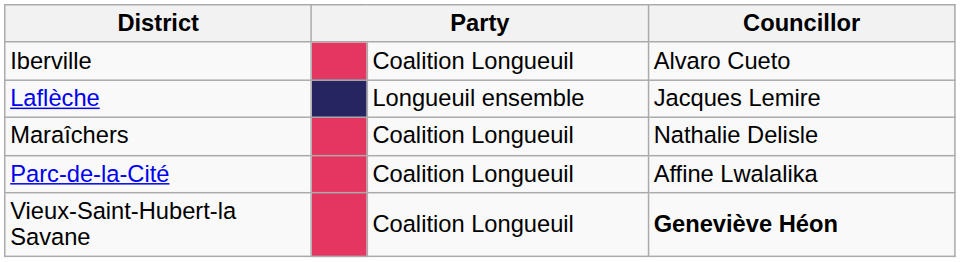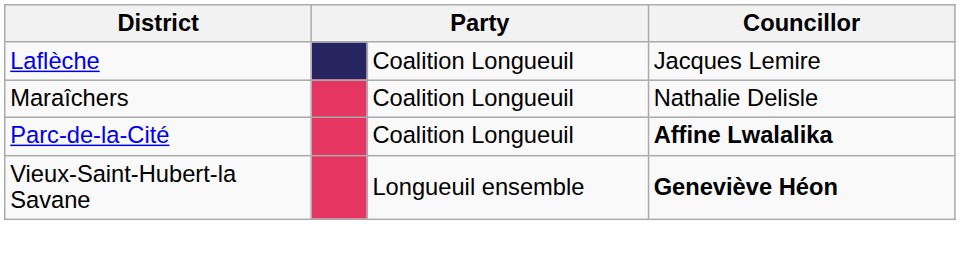- row: (51, 60)
(478, 98) Longueuil ensemble -> (473, 60) Coalition Longueuil
(736, 173) normal -> (743, 135) bold
(473, 224) Coalition Longueuil -> (478, 186) Longueuil ensemble
